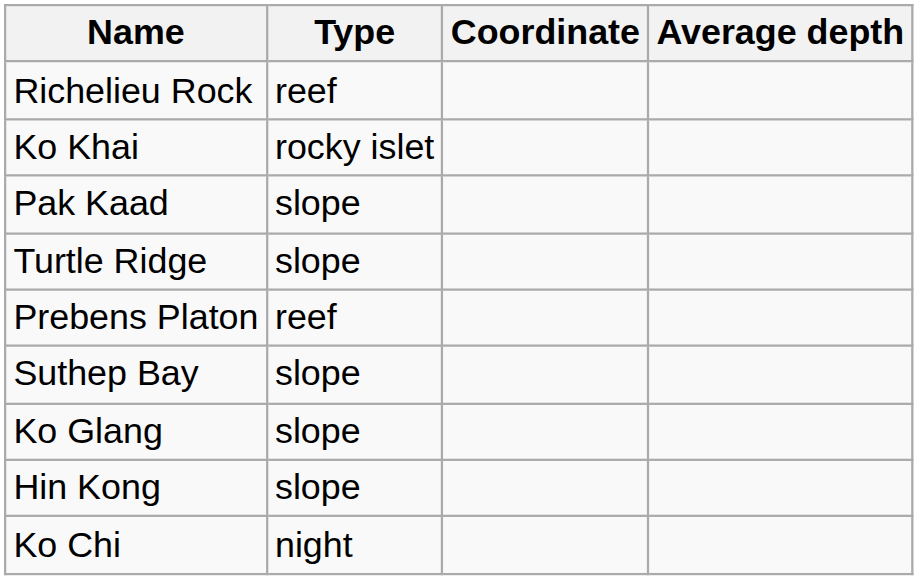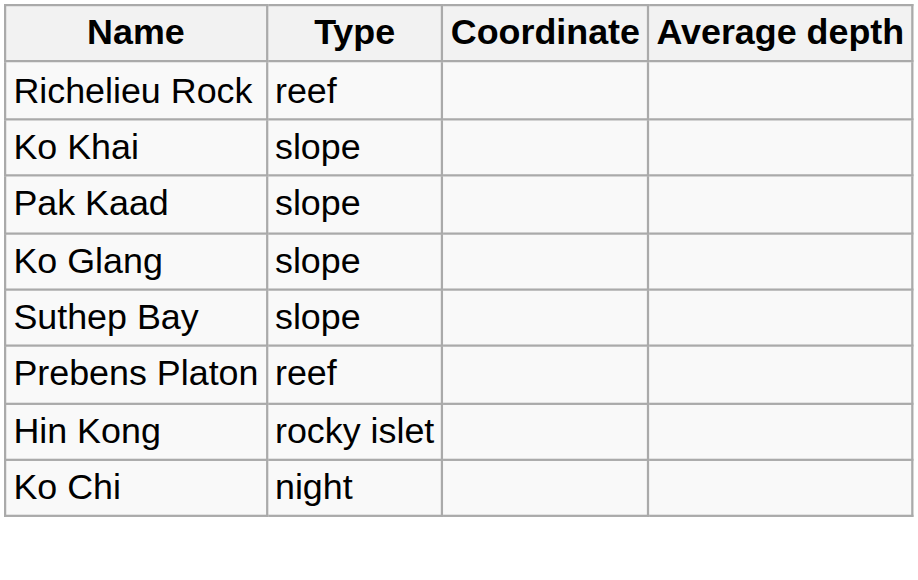(355, 146) rocky islet -> (318, 146) slope
- row: (110, 260)
rows swapped: (136, 317) <-> (88, 430)
(318, 487) slope -> (355, 430) rocky islet
